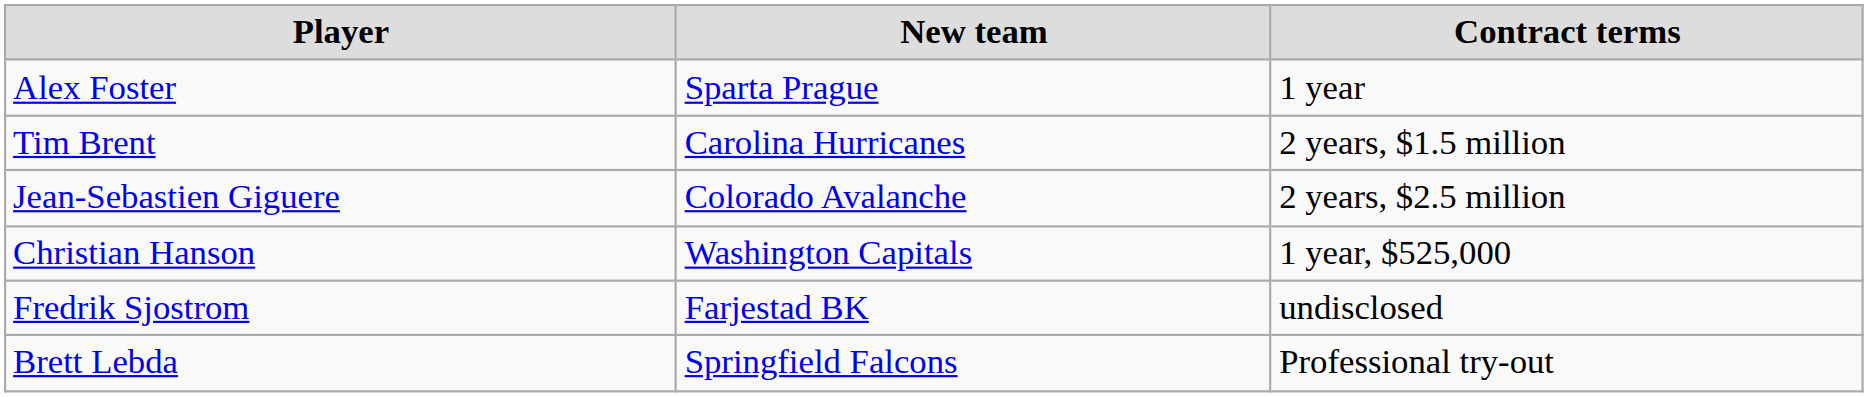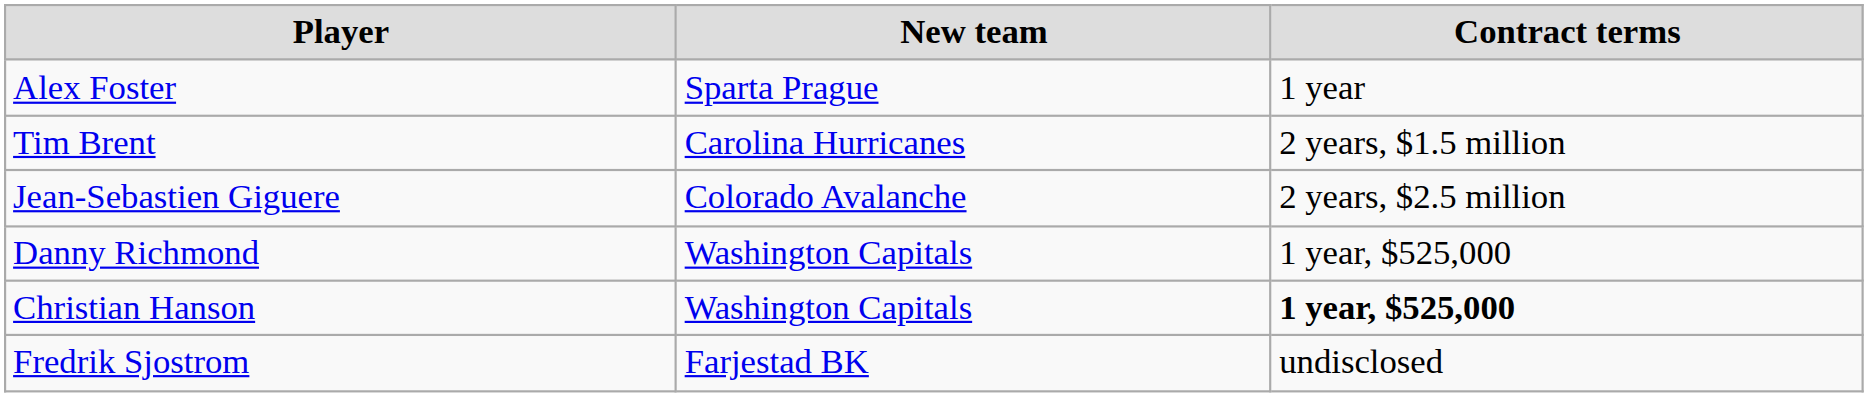+ row: (136, 252)
(1395, 252) normal -> (1397, 307) bold
- row: (96, 362)
